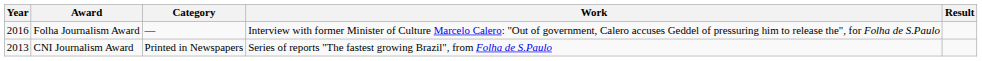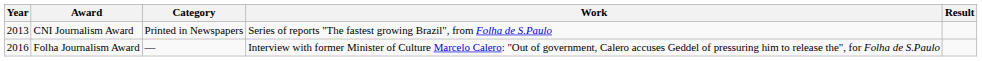rows swapped: (84, 47) <-> (87, 30)
